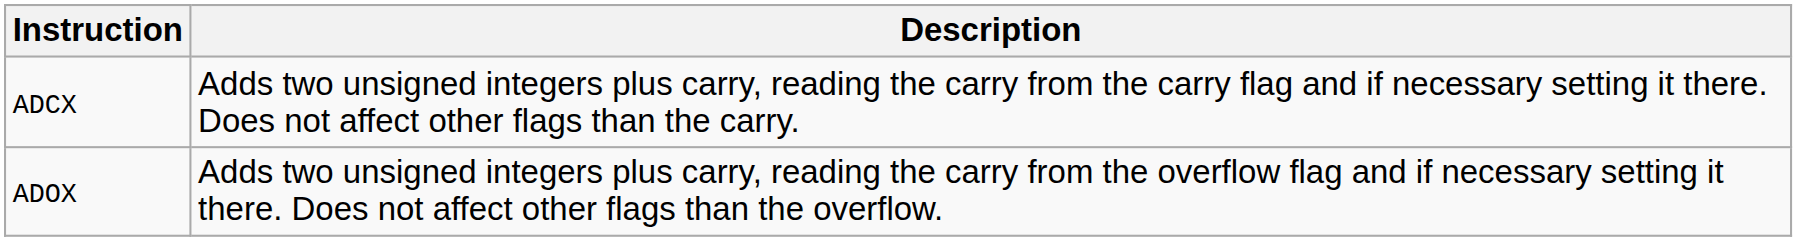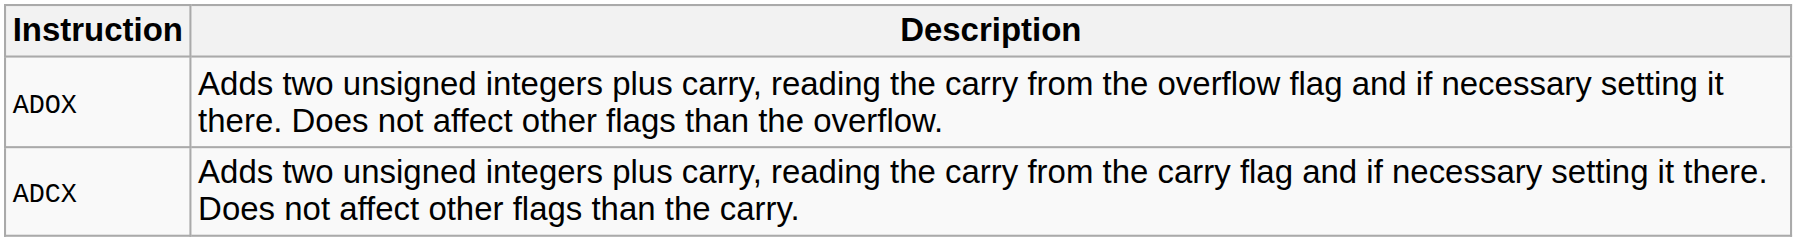rows swapped: (45, 105) <-> (45, 194)
